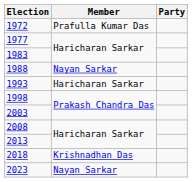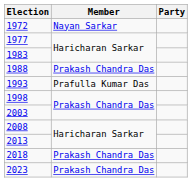(101, 26) Prafulla Kumar Das -> (85, 26) Nayan Sarkar
(85, 69) Nayan Sarkar -> (104, 69) Prakash Chandra Das
(98, 84) Haricharan Sarkar -> (101, 84) Prafulla Kumar Das
(93, 156) Krishnadhan Das -> (104, 156) Prakash Chandra Das
(85, 170) Nayan Sarkar -> (104, 170) Prakash Chandra Das
